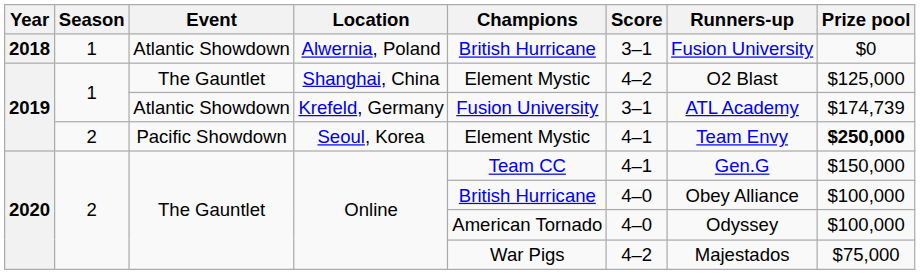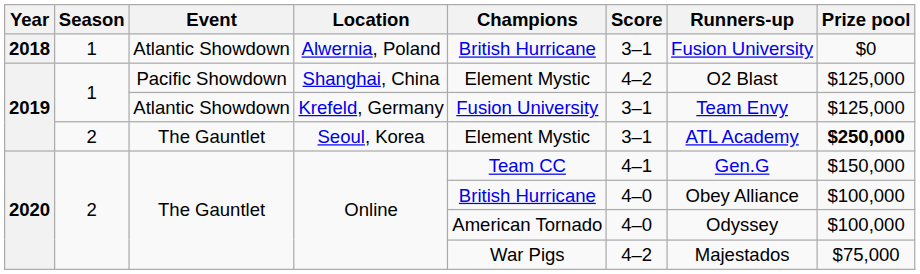(212, 78) The Gauntlet -> (212, 78) Pacific Showdown
(742, 108) ATL Academy -> (742, 108) Team Envy
(866, 108) $174,739 -> (866, 108) $125,000
(212, 137) Pacific Showdown -> (212, 137) The Gauntlet
(637, 137) 4–1 -> (637, 137) 3–1
(742, 137) Team Envy -> (742, 137) ATL Academy
